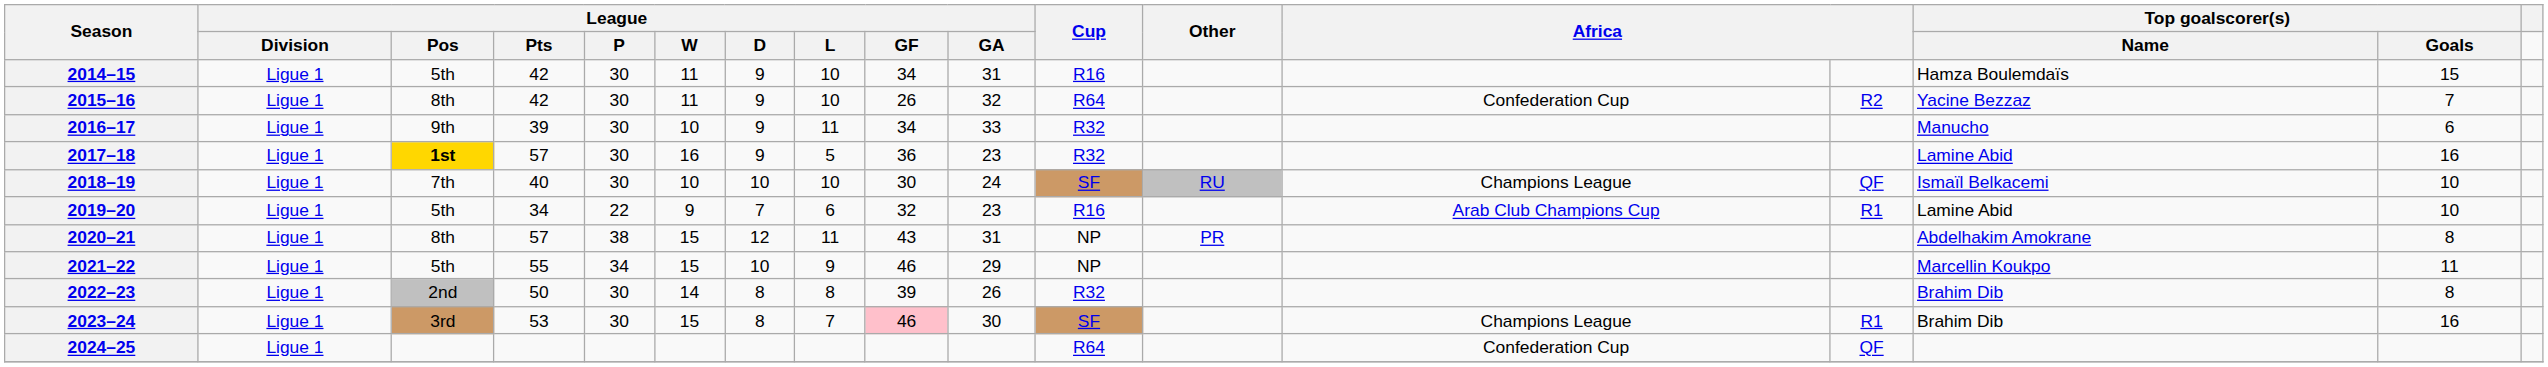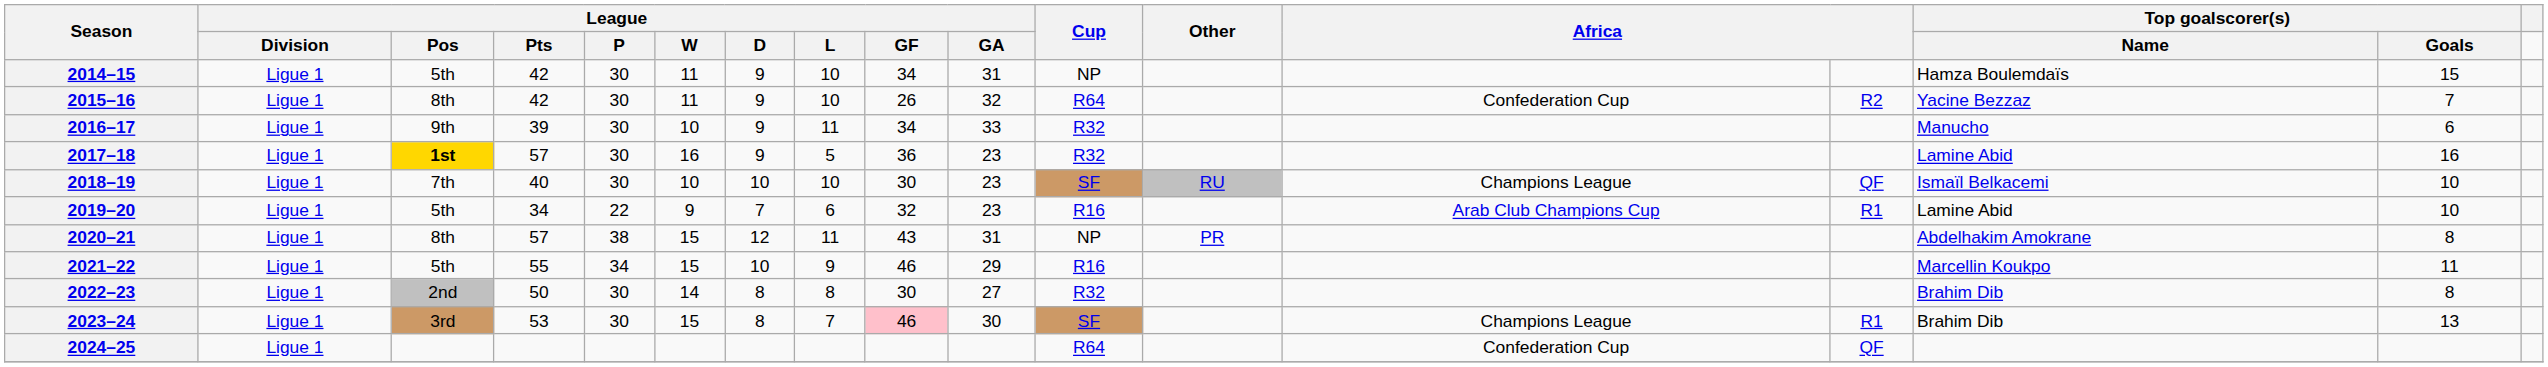(1089, 73) R16 -> (1089, 73) NP
(992, 183) 24 -> (992, 183) 23
(1089, 265) NP -> (1089, 265) R16
(907, 292) 39 -> (907, 292) 30
(992, 292) 26 -> (992, 292) 27
(2450, 320) 16 -> (2450, 320) 13
